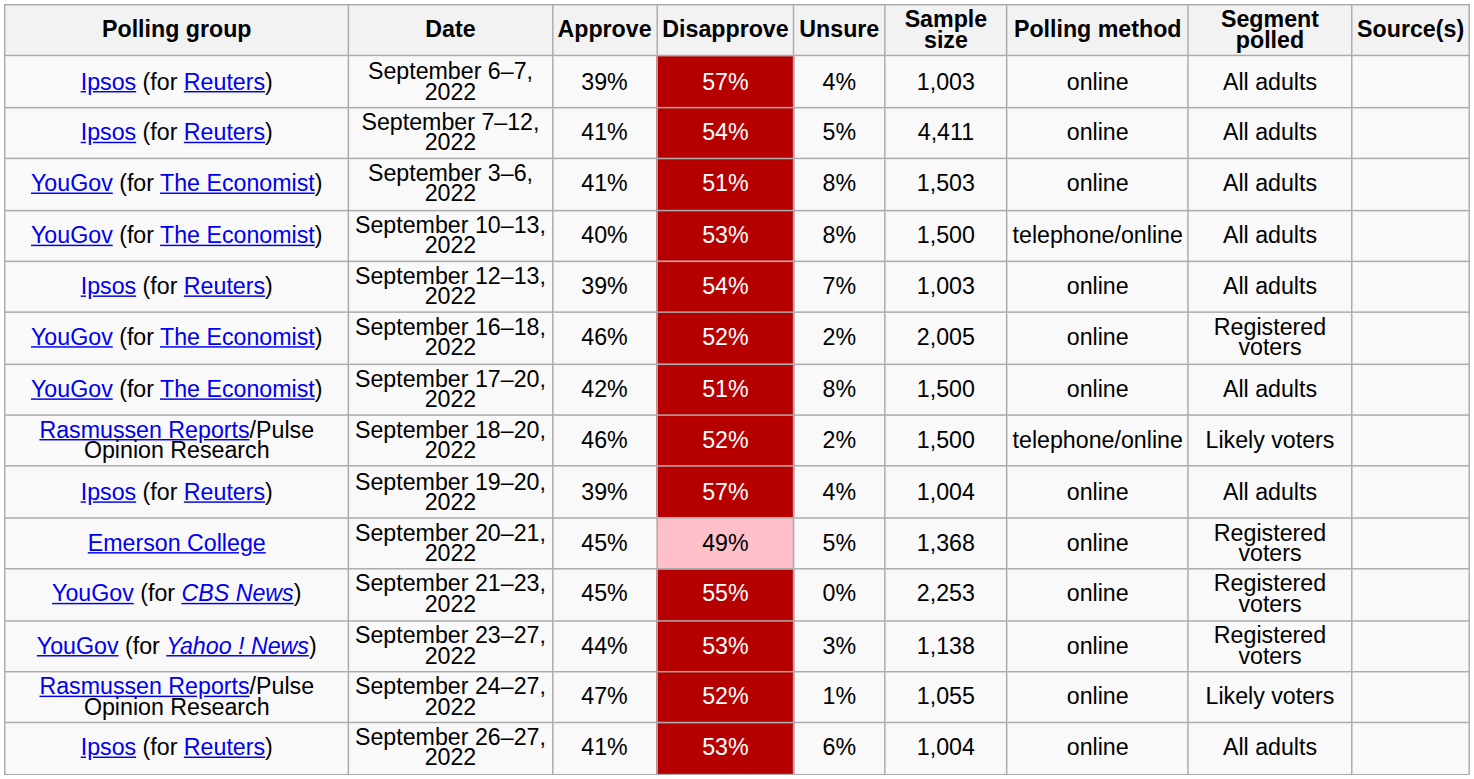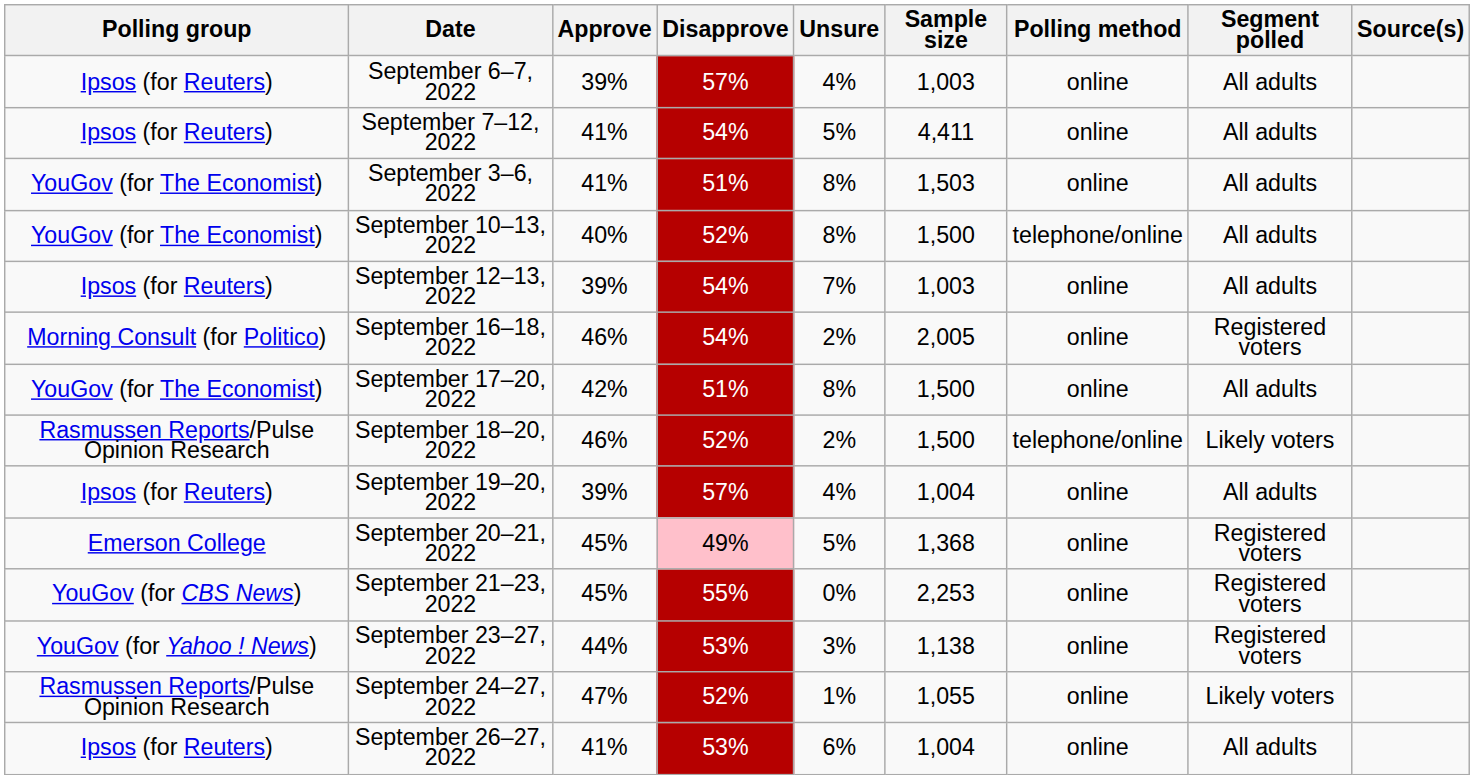(725, 235) 53% -> (725, 235) 52%
(177, 337) YouGov (for The Economist) -> (177, 337) Morning Consult (for Politico)
(725, 337) 52% -> (725, 337) 54%
